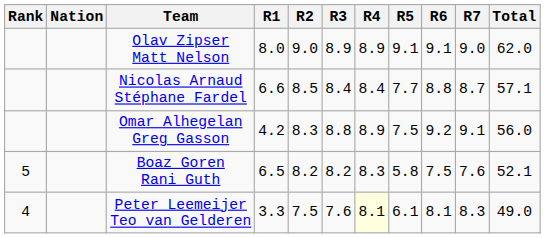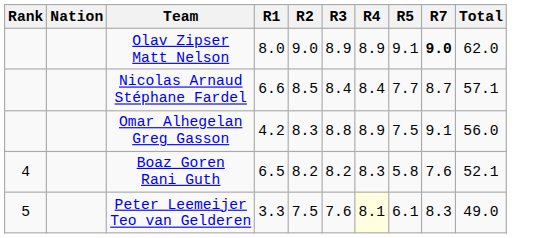- column: (439, 17)
(472, 49) normal -> (439, 49) bold
(26, 172) 5 -> (26, 172) 4
(26, 213) 4 -> (26, 213) 5
